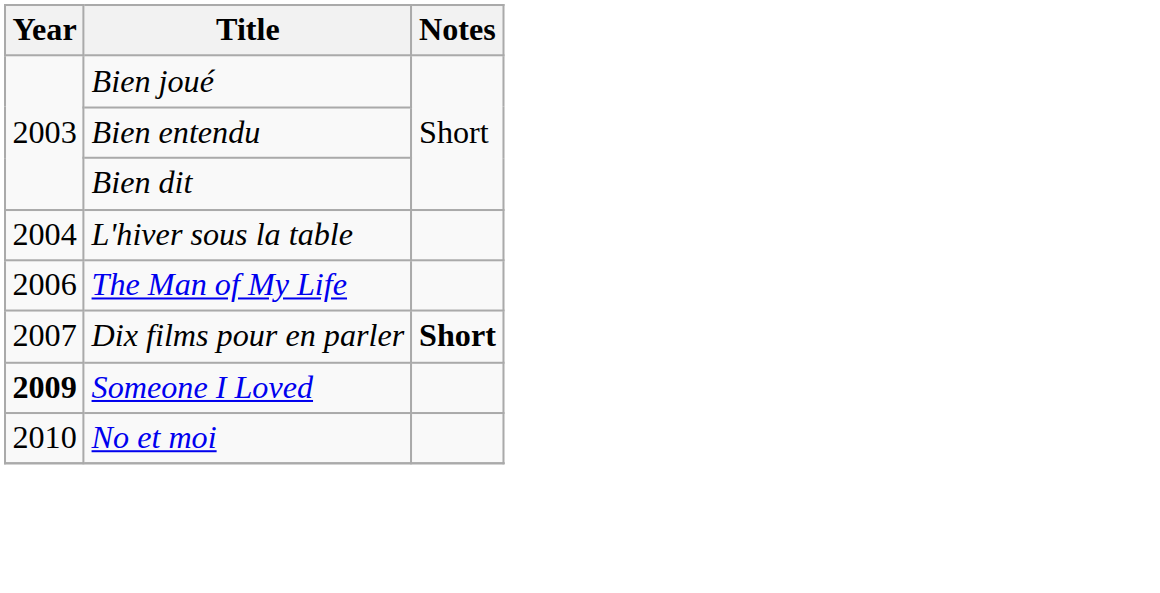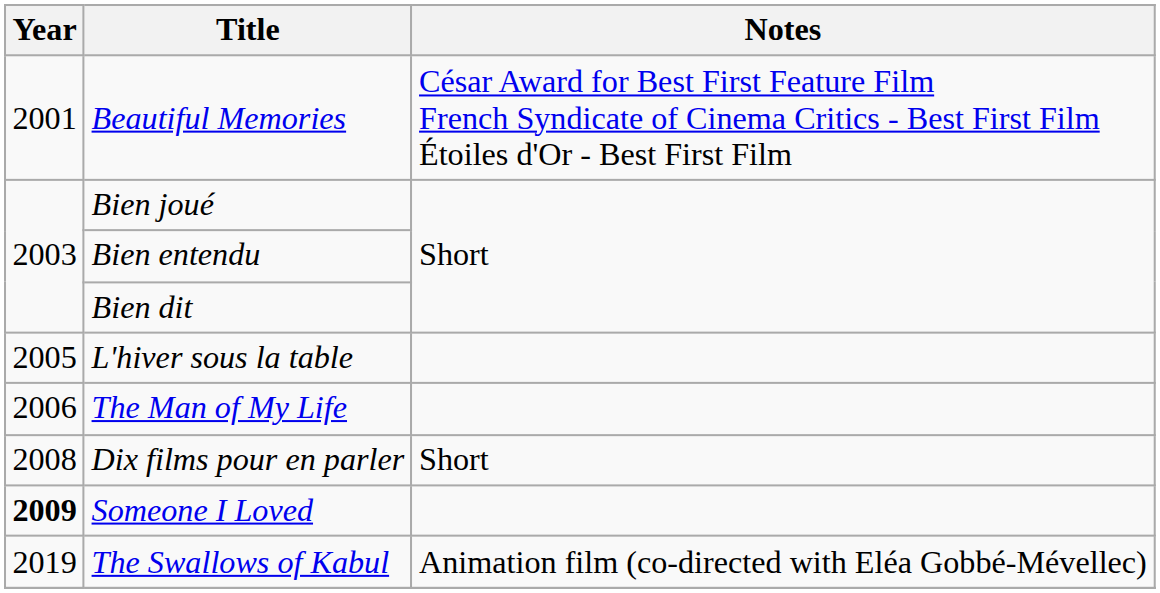+ row: (219, 117)
(45, 234) 2004 -> (45, 357) 2005
(45, 336) 2007 -> (45, 459) 2008
(457, 336) bold -> (454, 459) normal
- row: (154, 438)
+ row: (240, 561)
